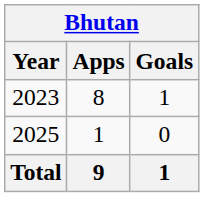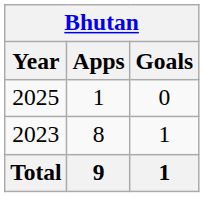rows swapped: (36, 97) <-> (36, 135)
